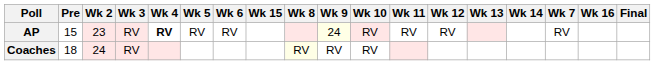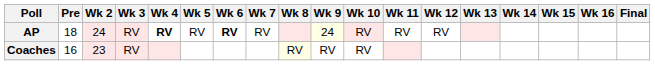columns swapped: (562, 13) <-> (265, 13)
(71, 32) 15 -> (71, 32) 18
(99, 32) 23 -> (99, 32) 24
(230, 32) normal -> (230, 32) bold
(71, 50) 18 -> (71, 50) 16
(99, 50) 24 -> (99, 50) 23
